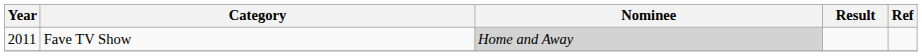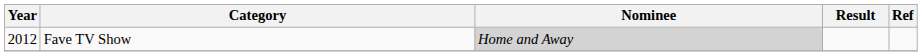(22, 39) 2011 -> (22, 39) 2012
